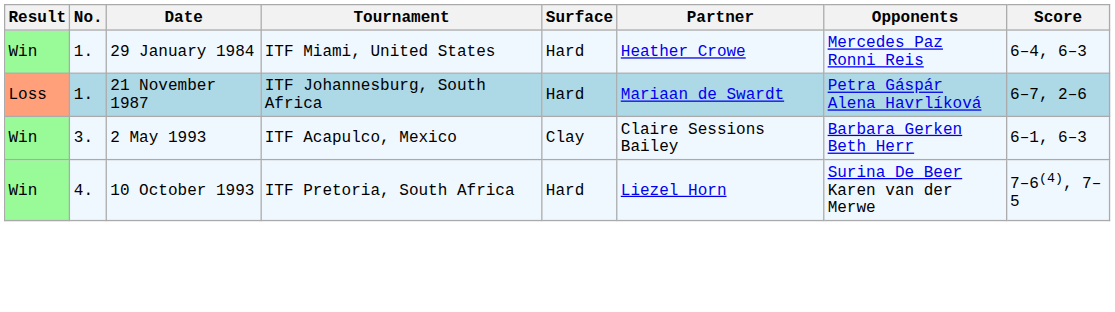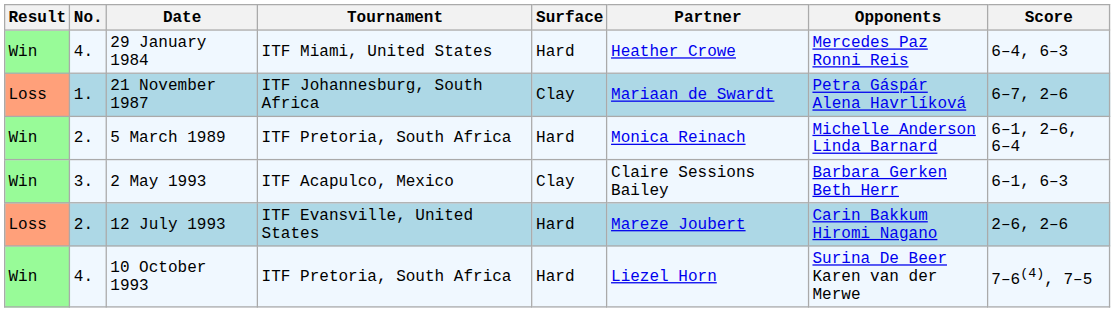(83, 51) 1. -> (83, 51) 4.
(565, 95) Hard -> (555, 95) Clay
+ row: (168, 138)
+ row: (168, 224)
